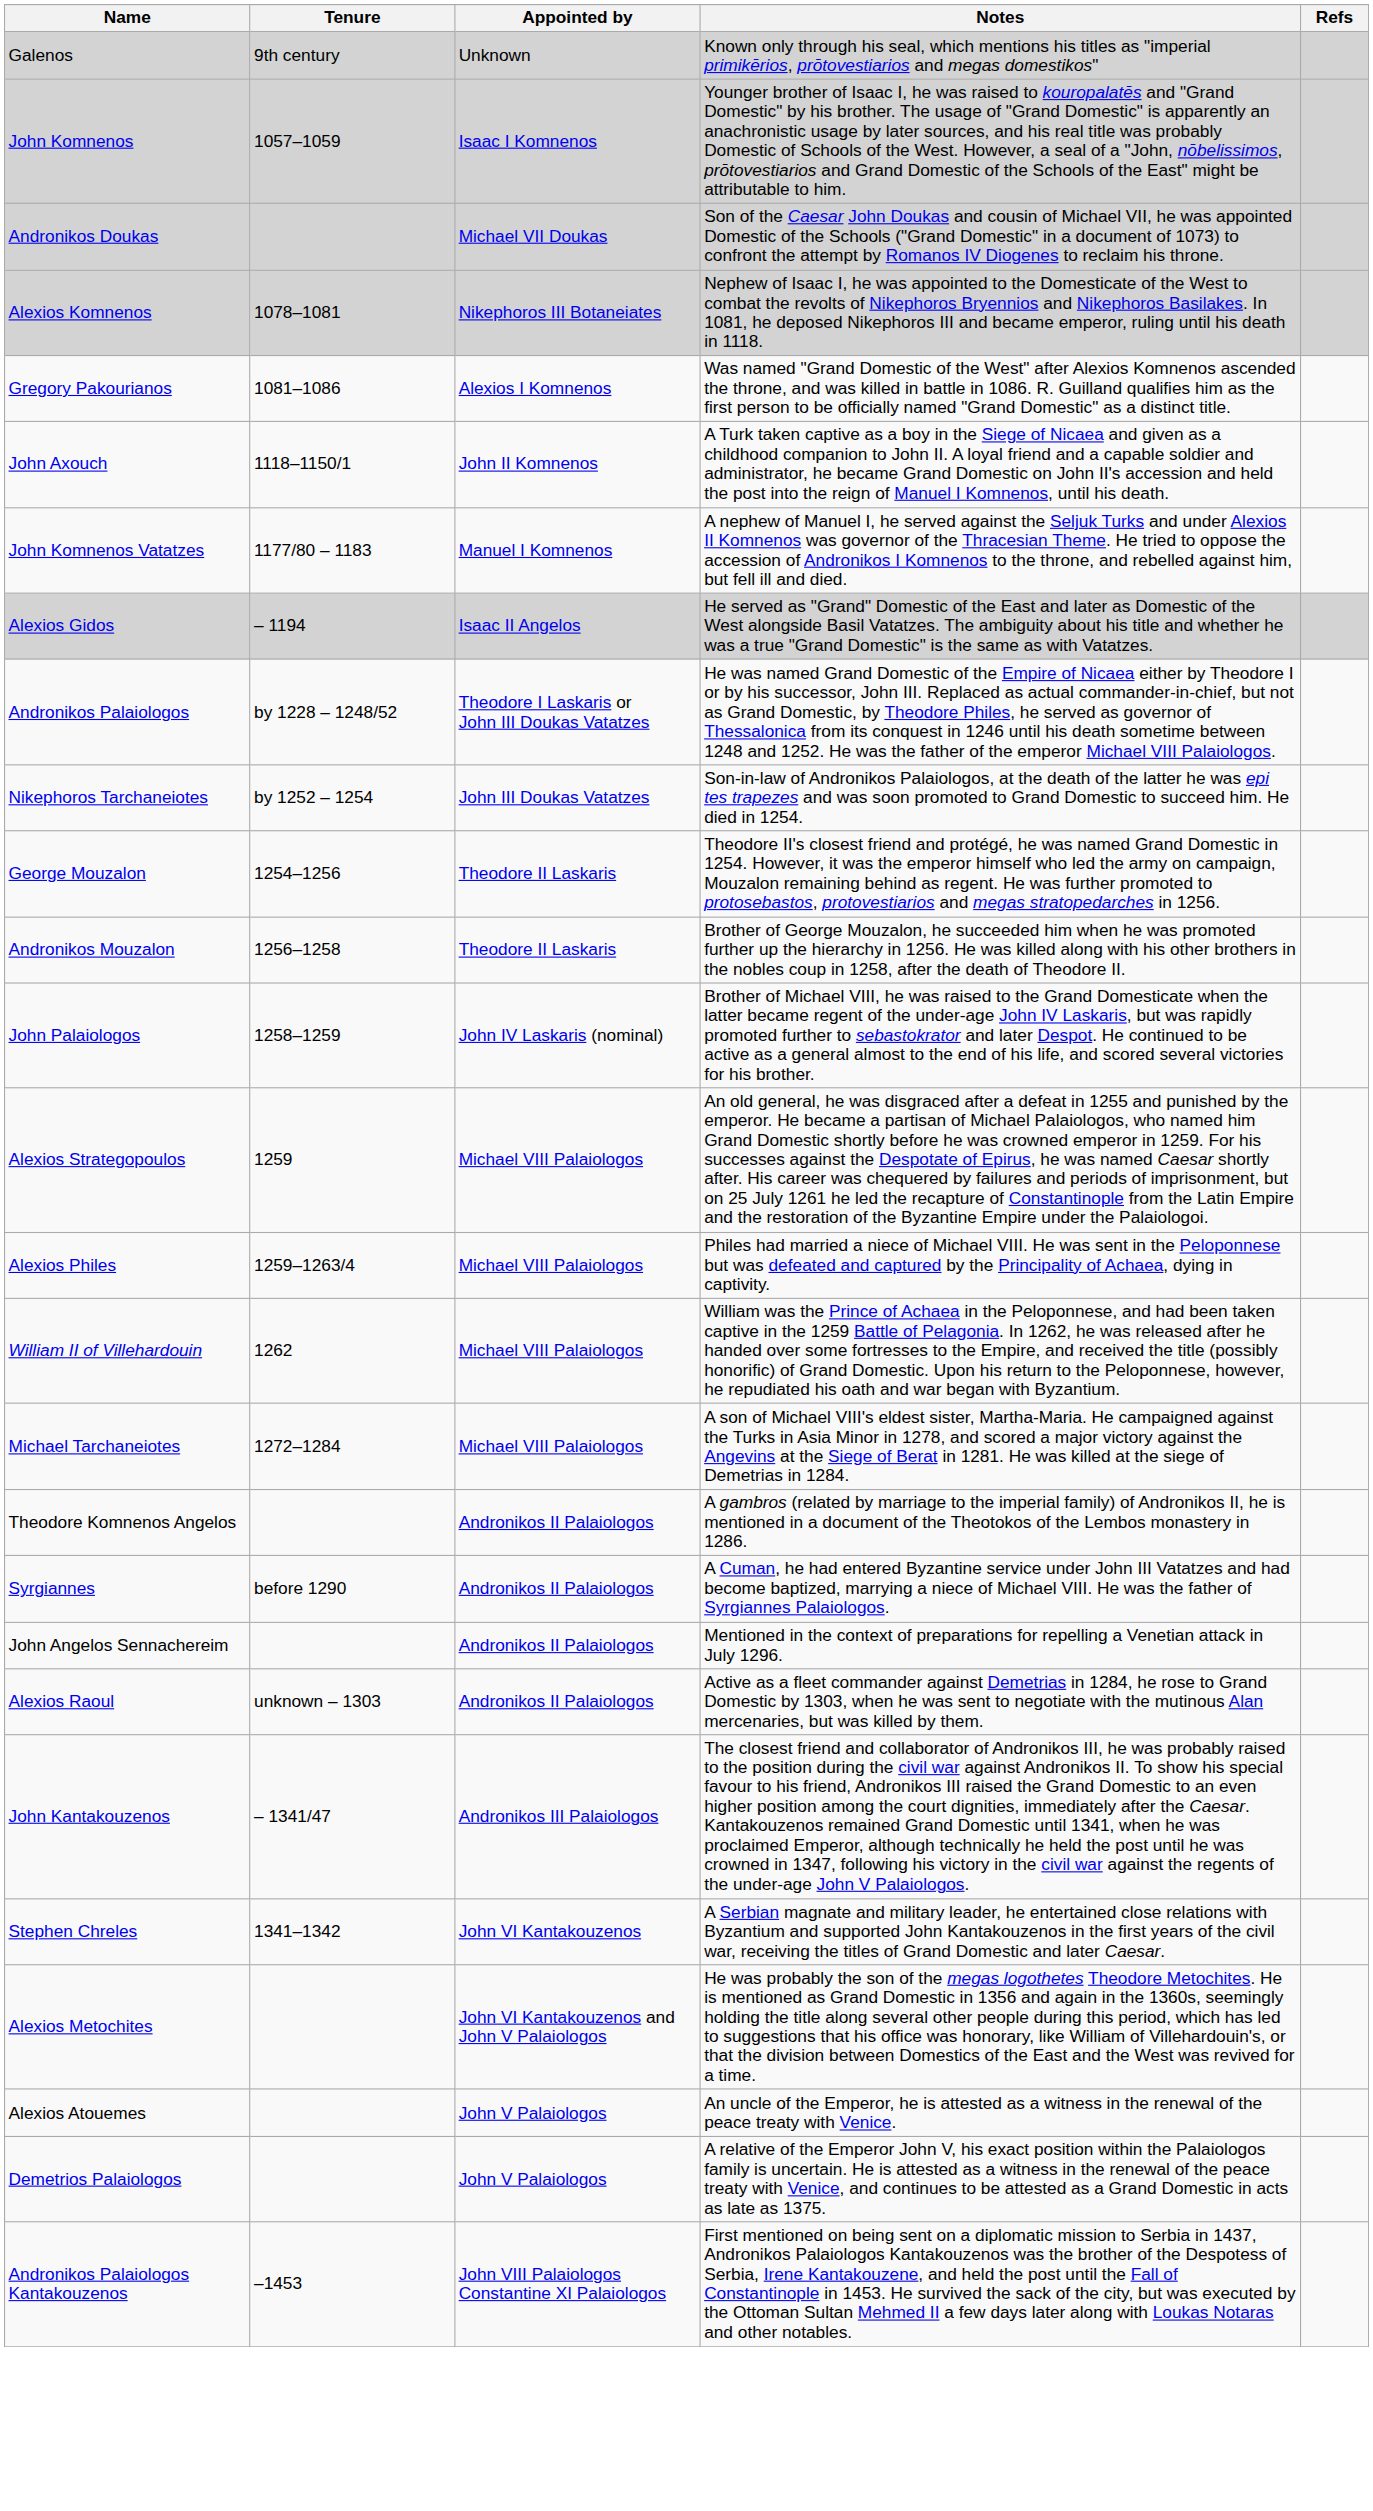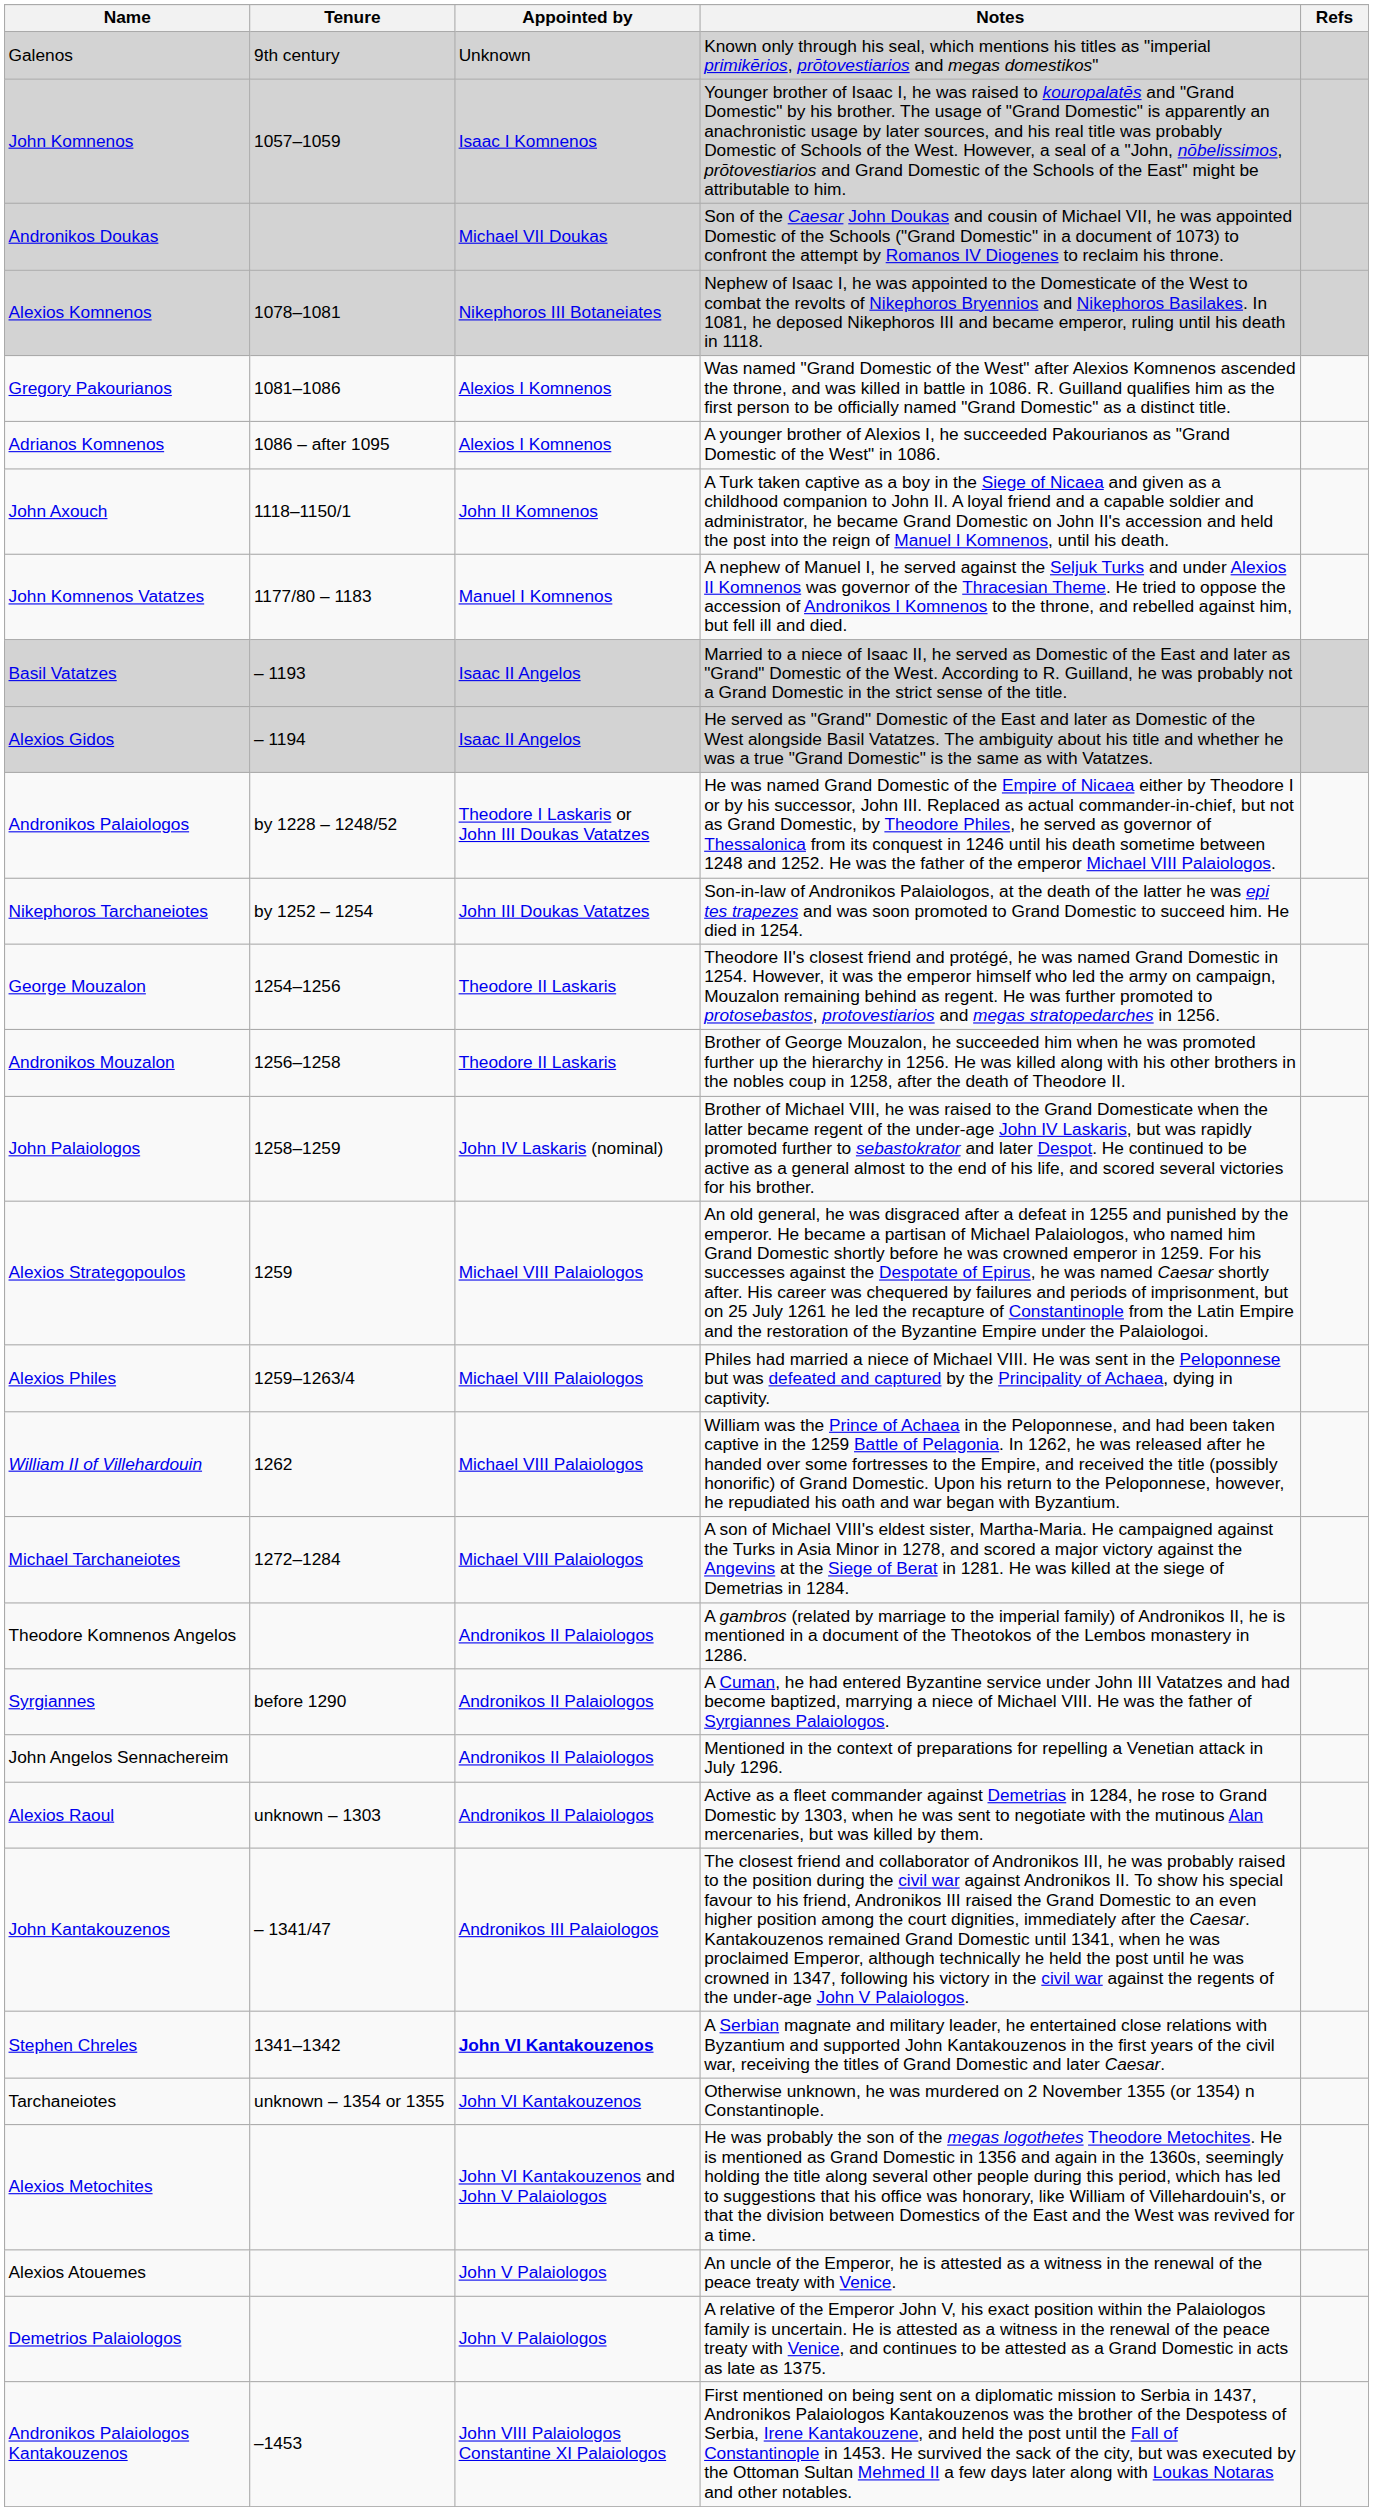+ row: (86, 445)
+ row: (63, 673)
(550, 1931) normal -> (556, 2044) bold
+ row: (62, 2101)
